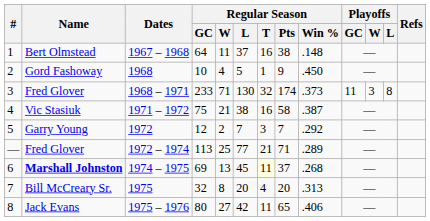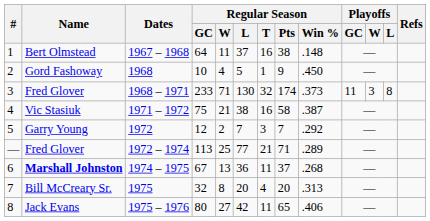(201, 168) 69 -> (201, 168) 67
(242, 168) 45 -> (242, 168) 36
(266, 168) lightyellow background -> (266, 168) no background
